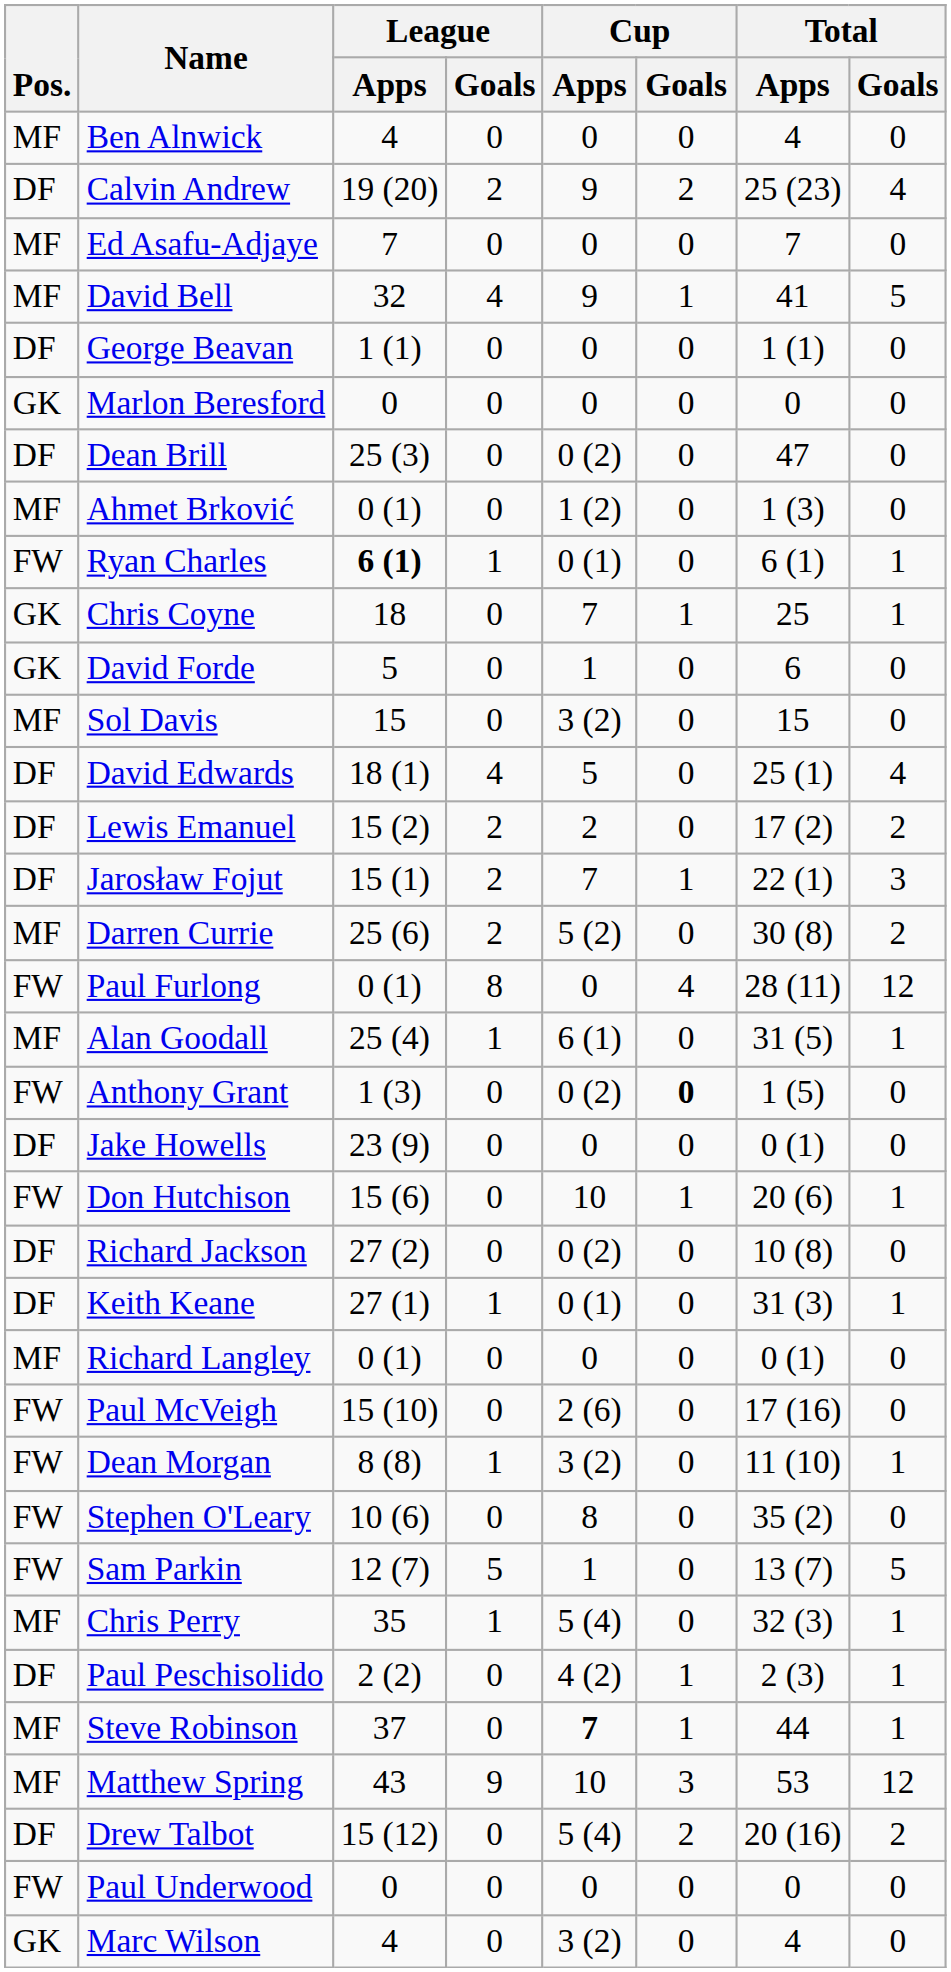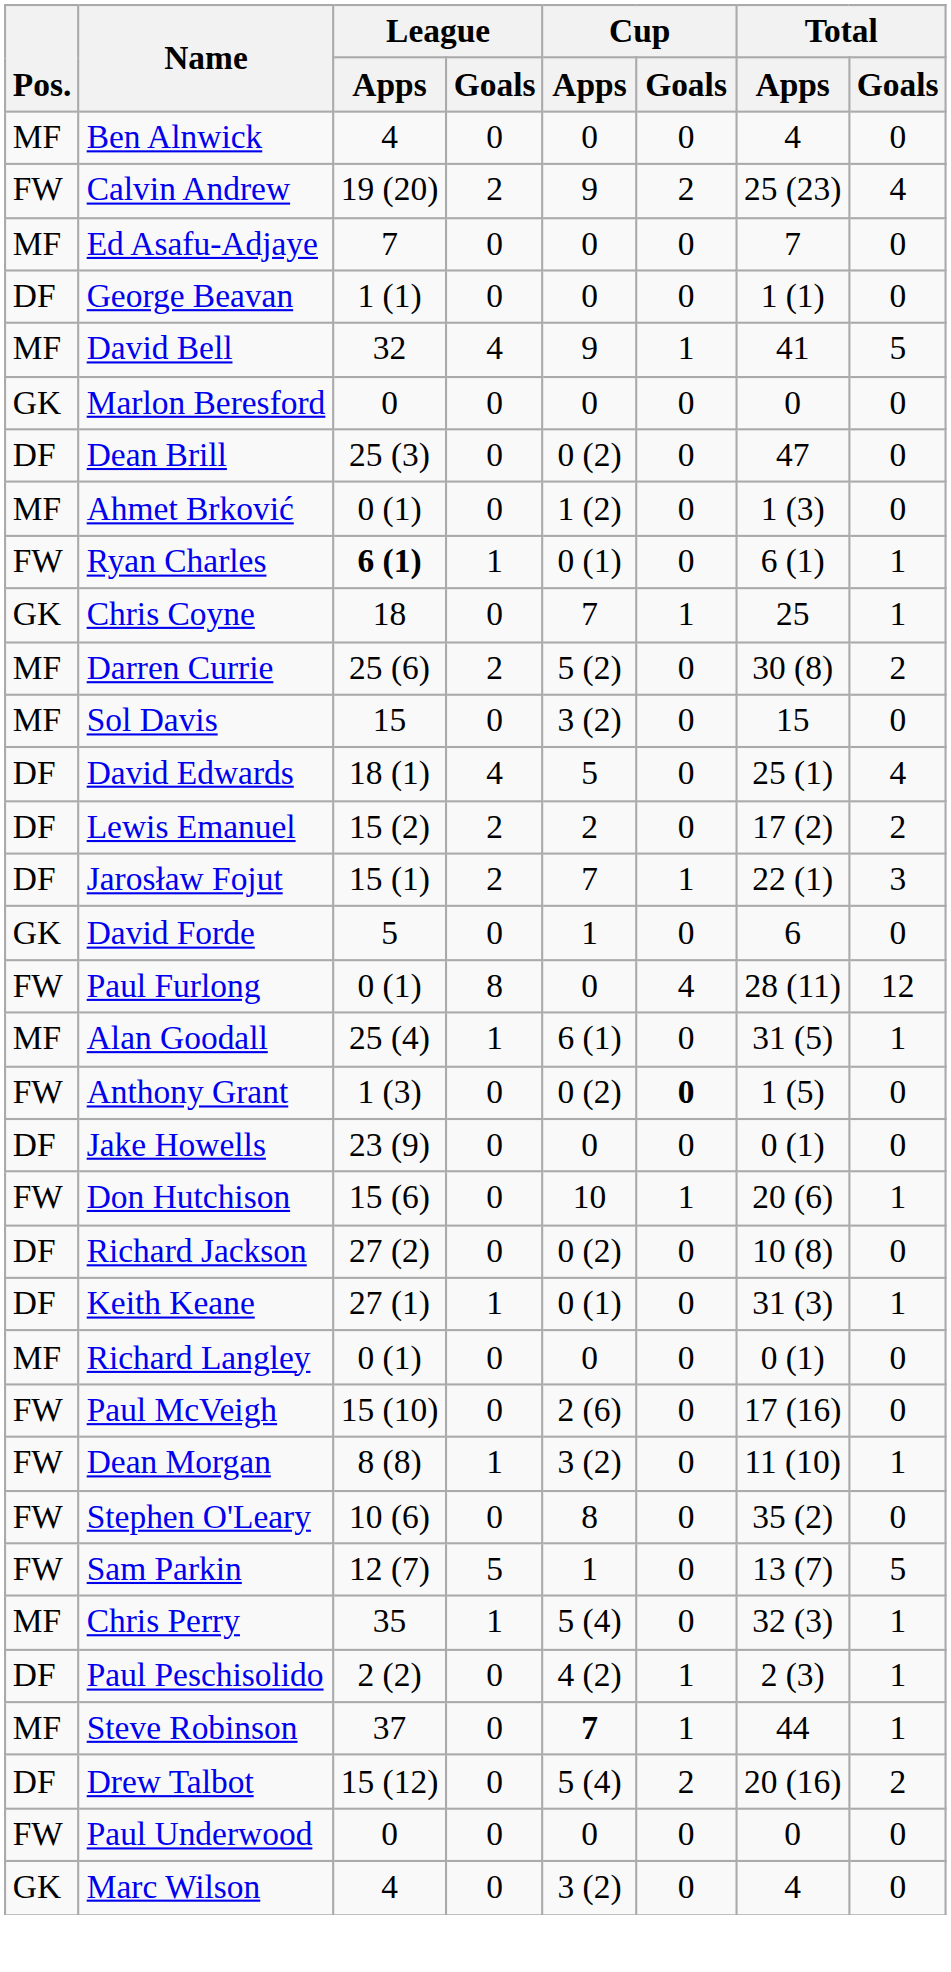(34, 190) DF -> (38, 190) FW
rows swapped: (190, 349) <-> (160, 296)
rows swapped: (180, 932) <-> (171, 667)
- row: (195, 1781)
